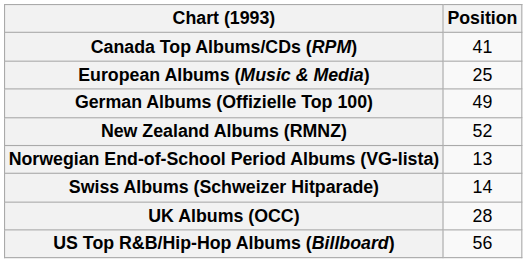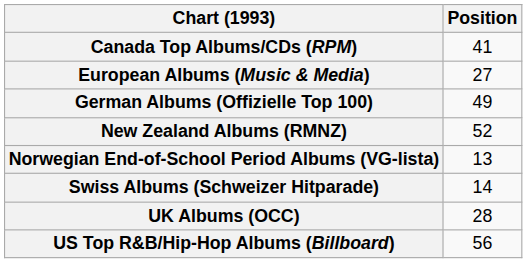(482, 74) 25 -> (482, 74) 27
